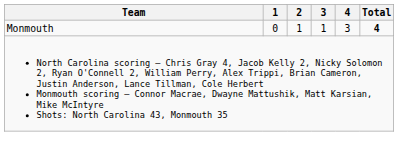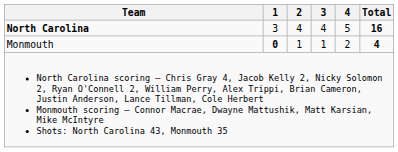+ row: (48, 28)
(275, 28) normal -> (275, 44) bold
(348, 28) 3 -> (348, 44) 2
